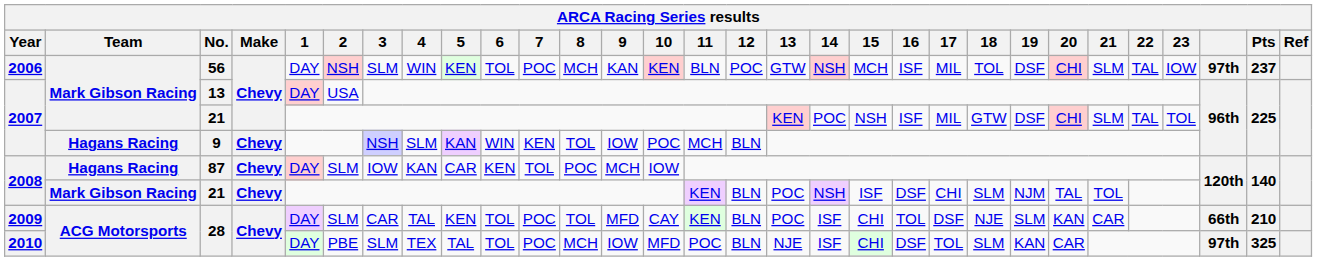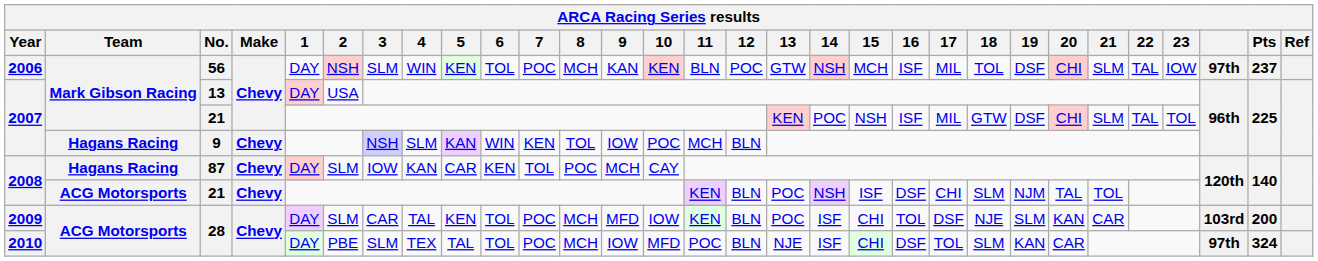(664, 168) IOW -> (664, 168) CAY
(123, 193) Mark Gibson Racing -> (123, 193) ACG Motorsports
(581, 218) TOL -> (581, 218) MCH
(664, 218) CAY -> (664, 218) IOW
(1224, 218) 66th -> (1224, 218) 103rd
(1264, 218) 210 -> (1264, 218) 200
(1264, 243) 325 -> (1264, 243) 324
